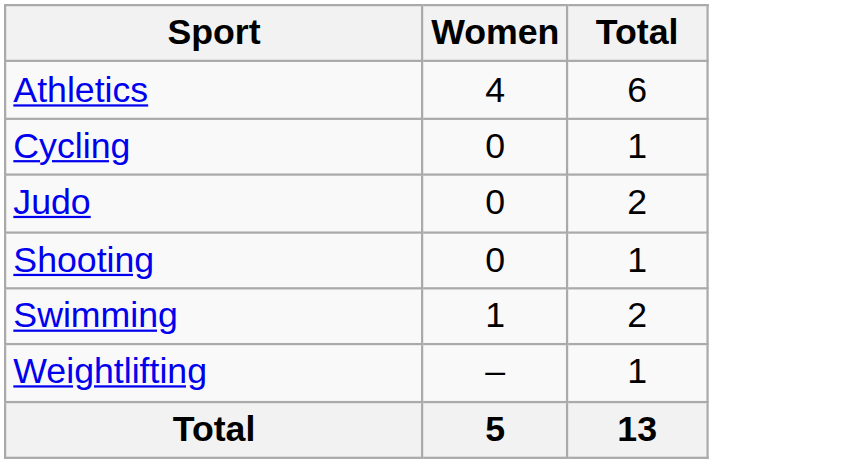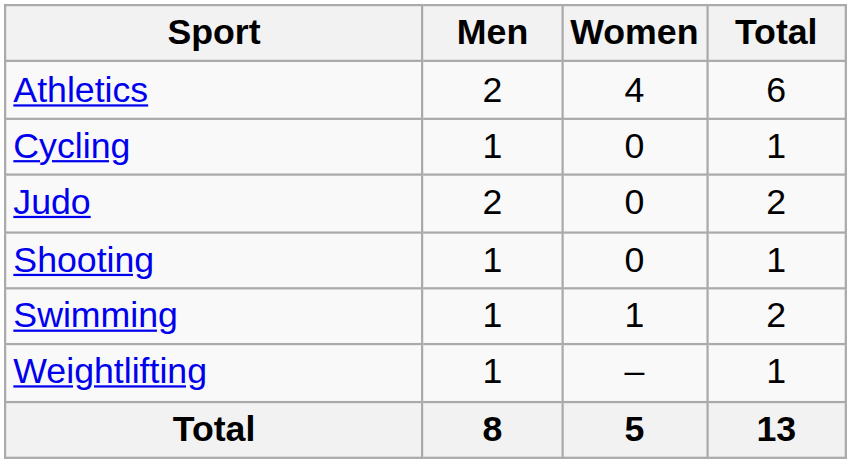+ column: (493, 32)
